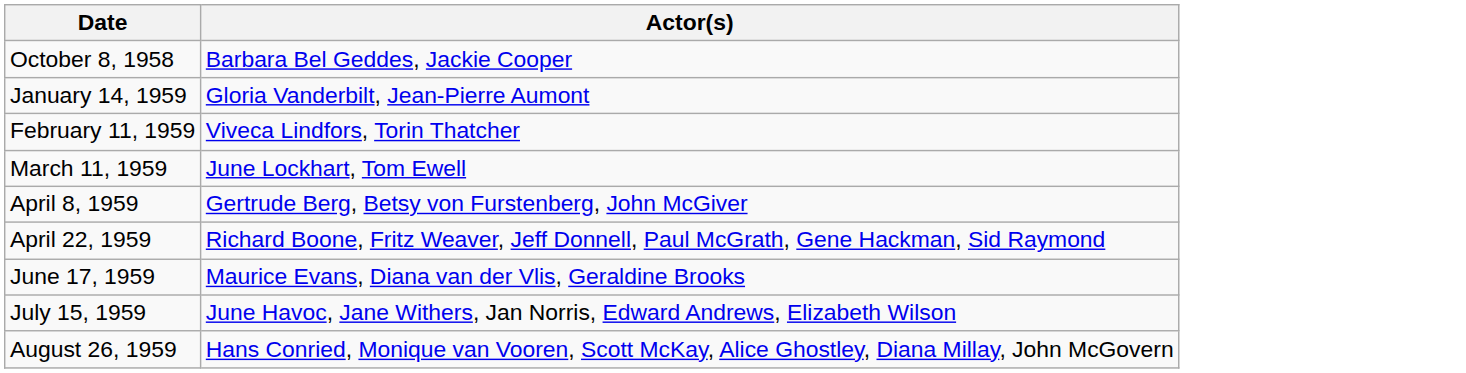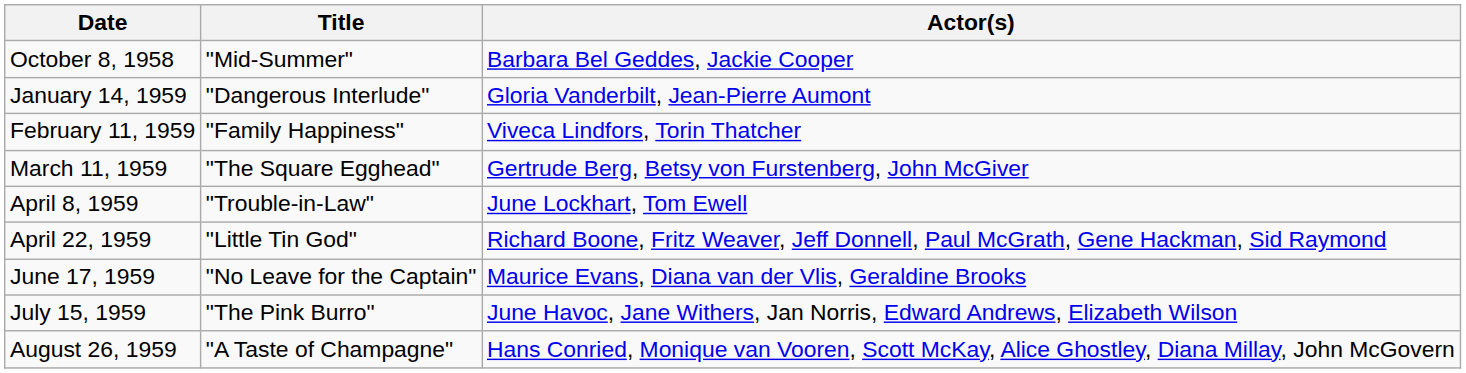+ column: (341, 22)
(336, 167) June Lockhart, Tom Ewell -> (758, 167) Gertrude Berg, Betsy von Furstenberg, John McGiver
(477, 204) Gertrude Berg, Betsy von Furstenberg, John McGiver -> (617, 204) June Lockhart, Tom Ewell
